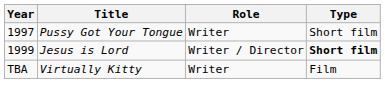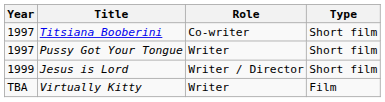+ row: (101, 32)
(343, 51) bold -> (343, 69) normal
